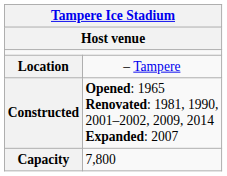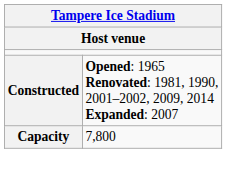- row: (43, 67)
